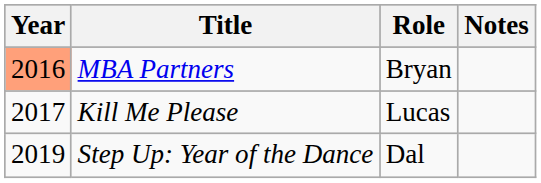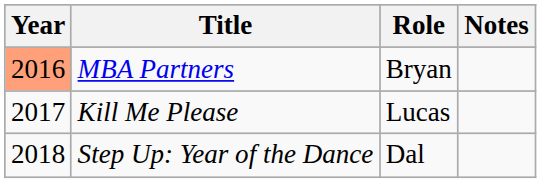(38, 154) 2019 -> (38, 154) 2018
